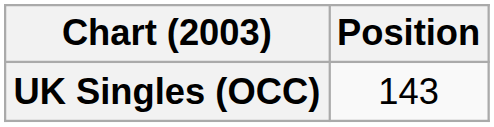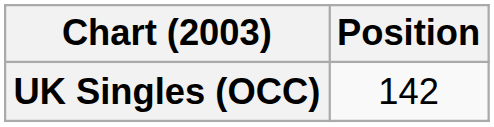(409, 90) 143 -> (409, 90) 142
